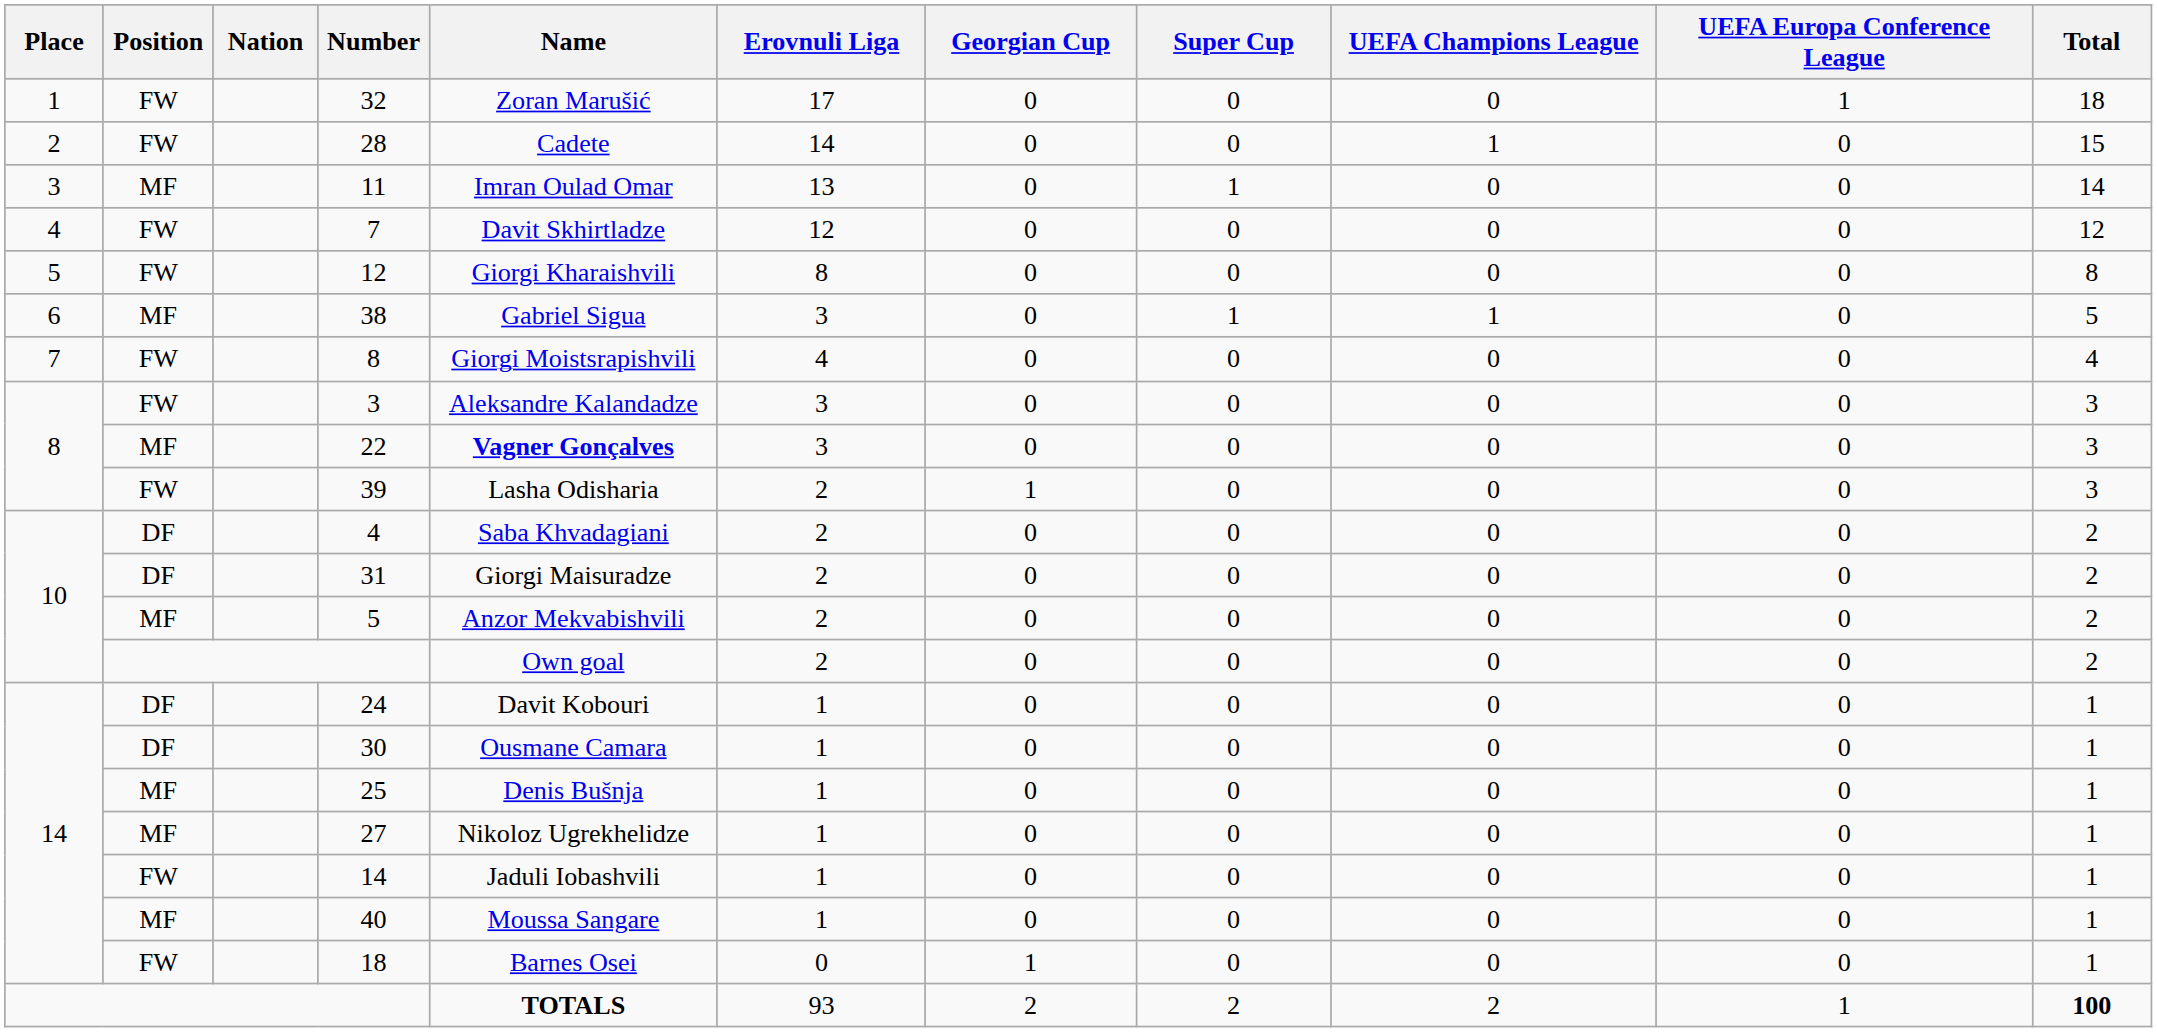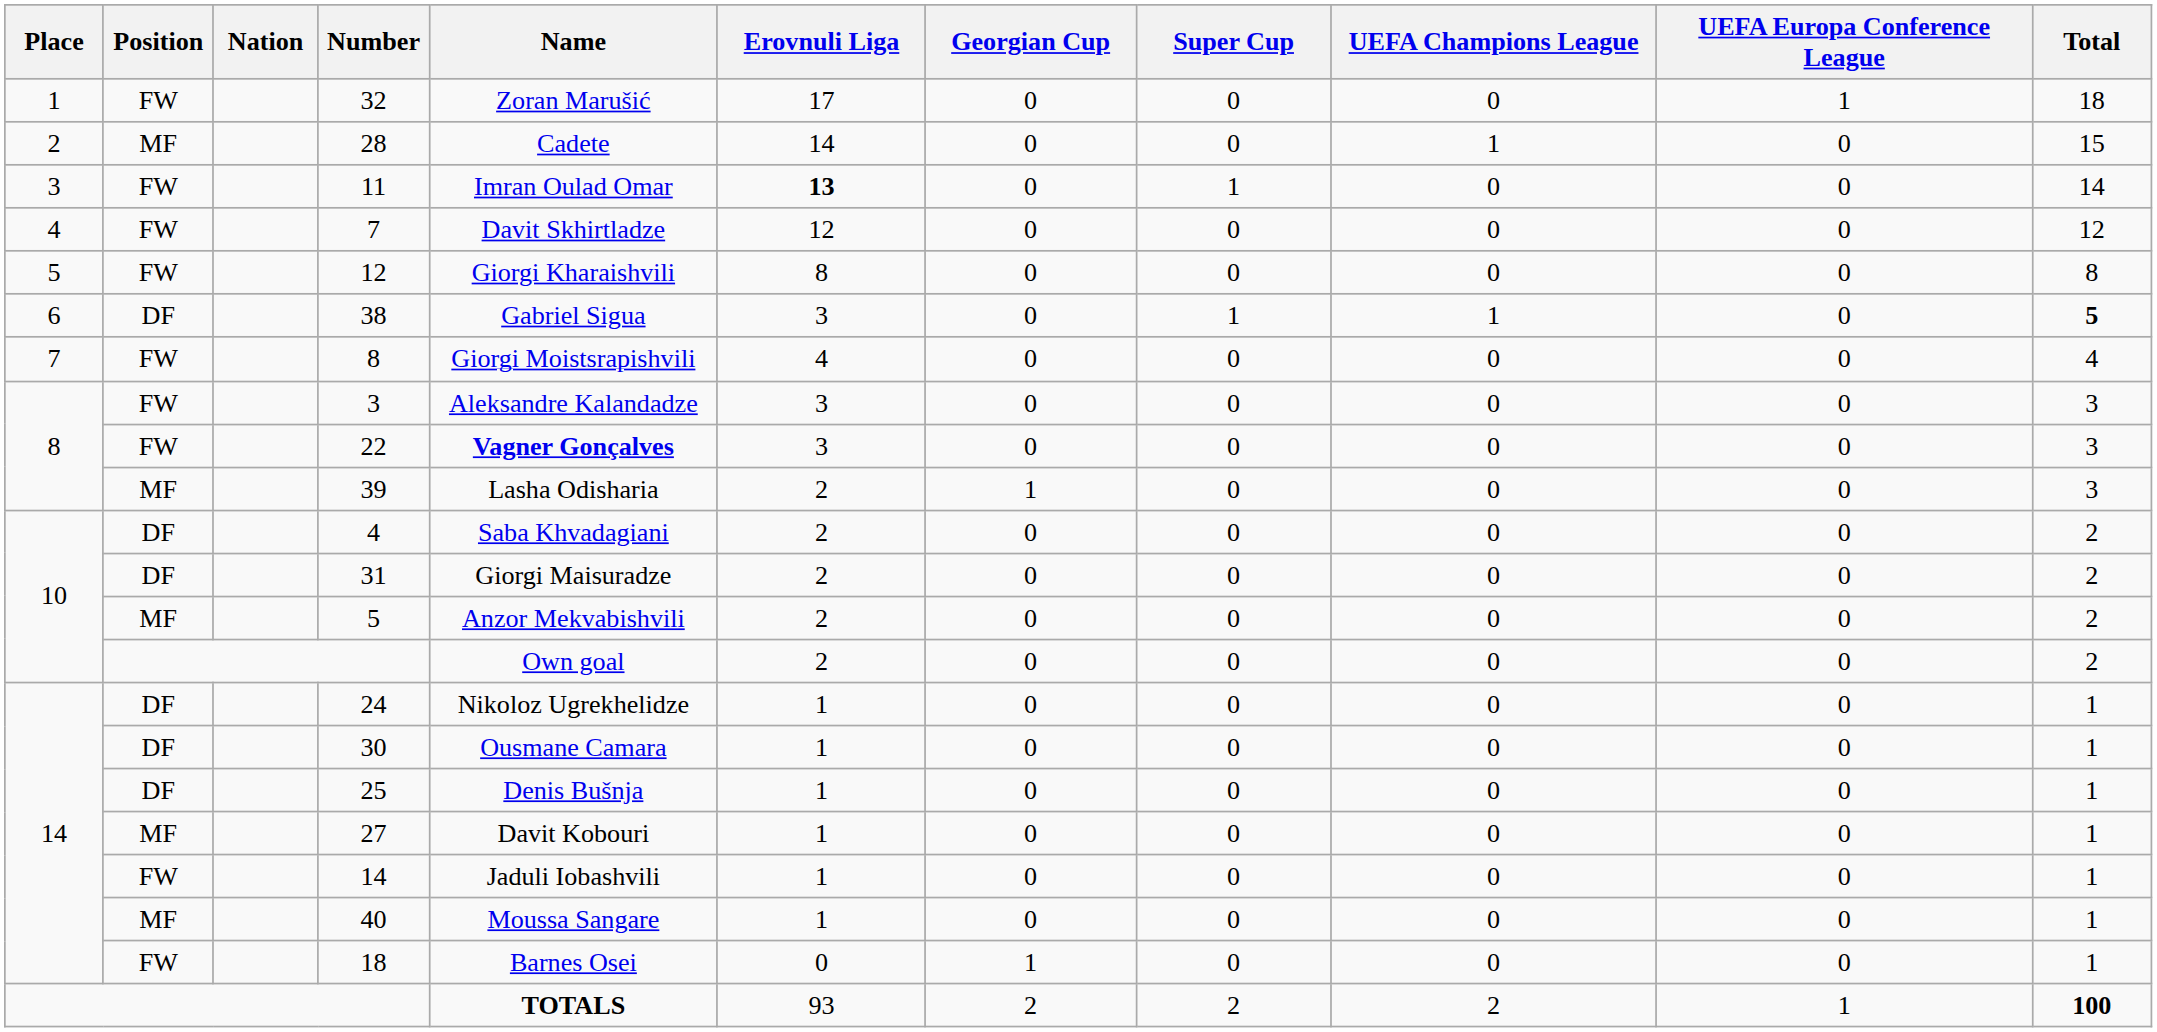(158, 143) FW -> (158, 143) MF
(158, 186) MF -> (158, 186) FW
(821, 186) normal -> (821, 186) bold
(158, 315) MF -> (158, 315) DF
(2092, 315) normal -> (2092, 315) bold
(158, 445) MF -> (158, 445) FW
(158, 488) FW -> (158, 488) MF
(573, 703) Davit Kobouri -> (573, 703) Nikoloz Ugrekhelidze
(158, 790) MF -> (158, 790) DF
(573, 833) Nikoloz Ugrekhelidze -> (573, 833) Davit Kobouri
